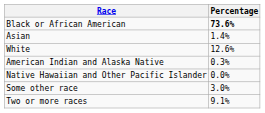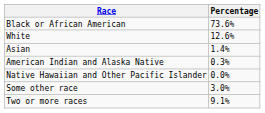(222, 24) bold -> (222, 24) normal
rows swapped: (18, 50) <-> (18, 37)
